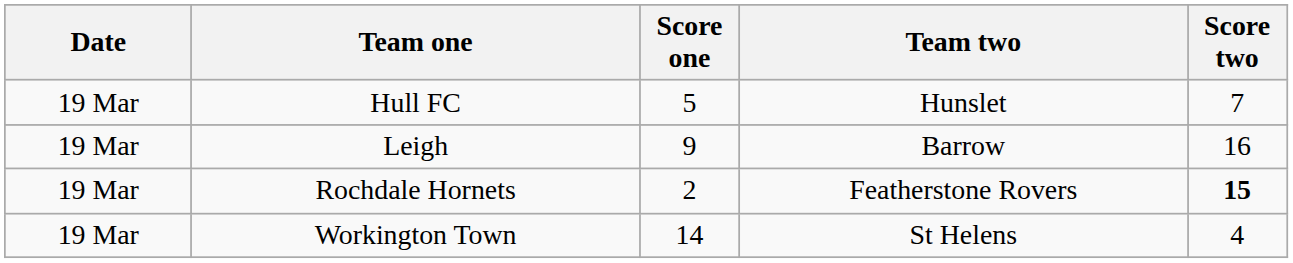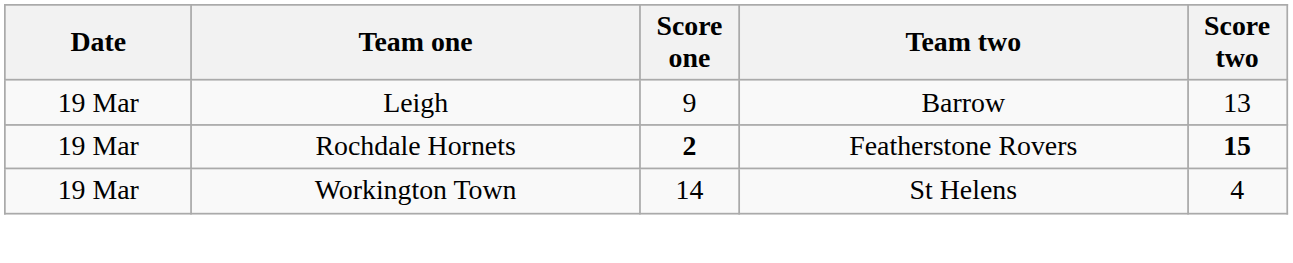- row: (416, 102)
(1237, 146) 16 -> (1237, 102) 13
(689, 190) normal -> (689, 146) bold
